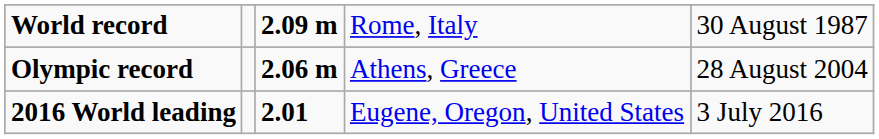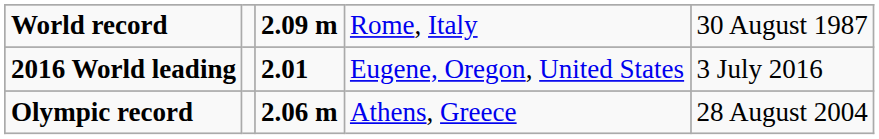rows swapped: (102, 68) <-> (124, 111)
